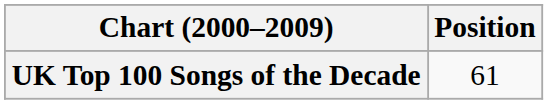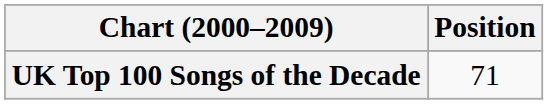(485, 74) 61 -> (485, 74) 71
